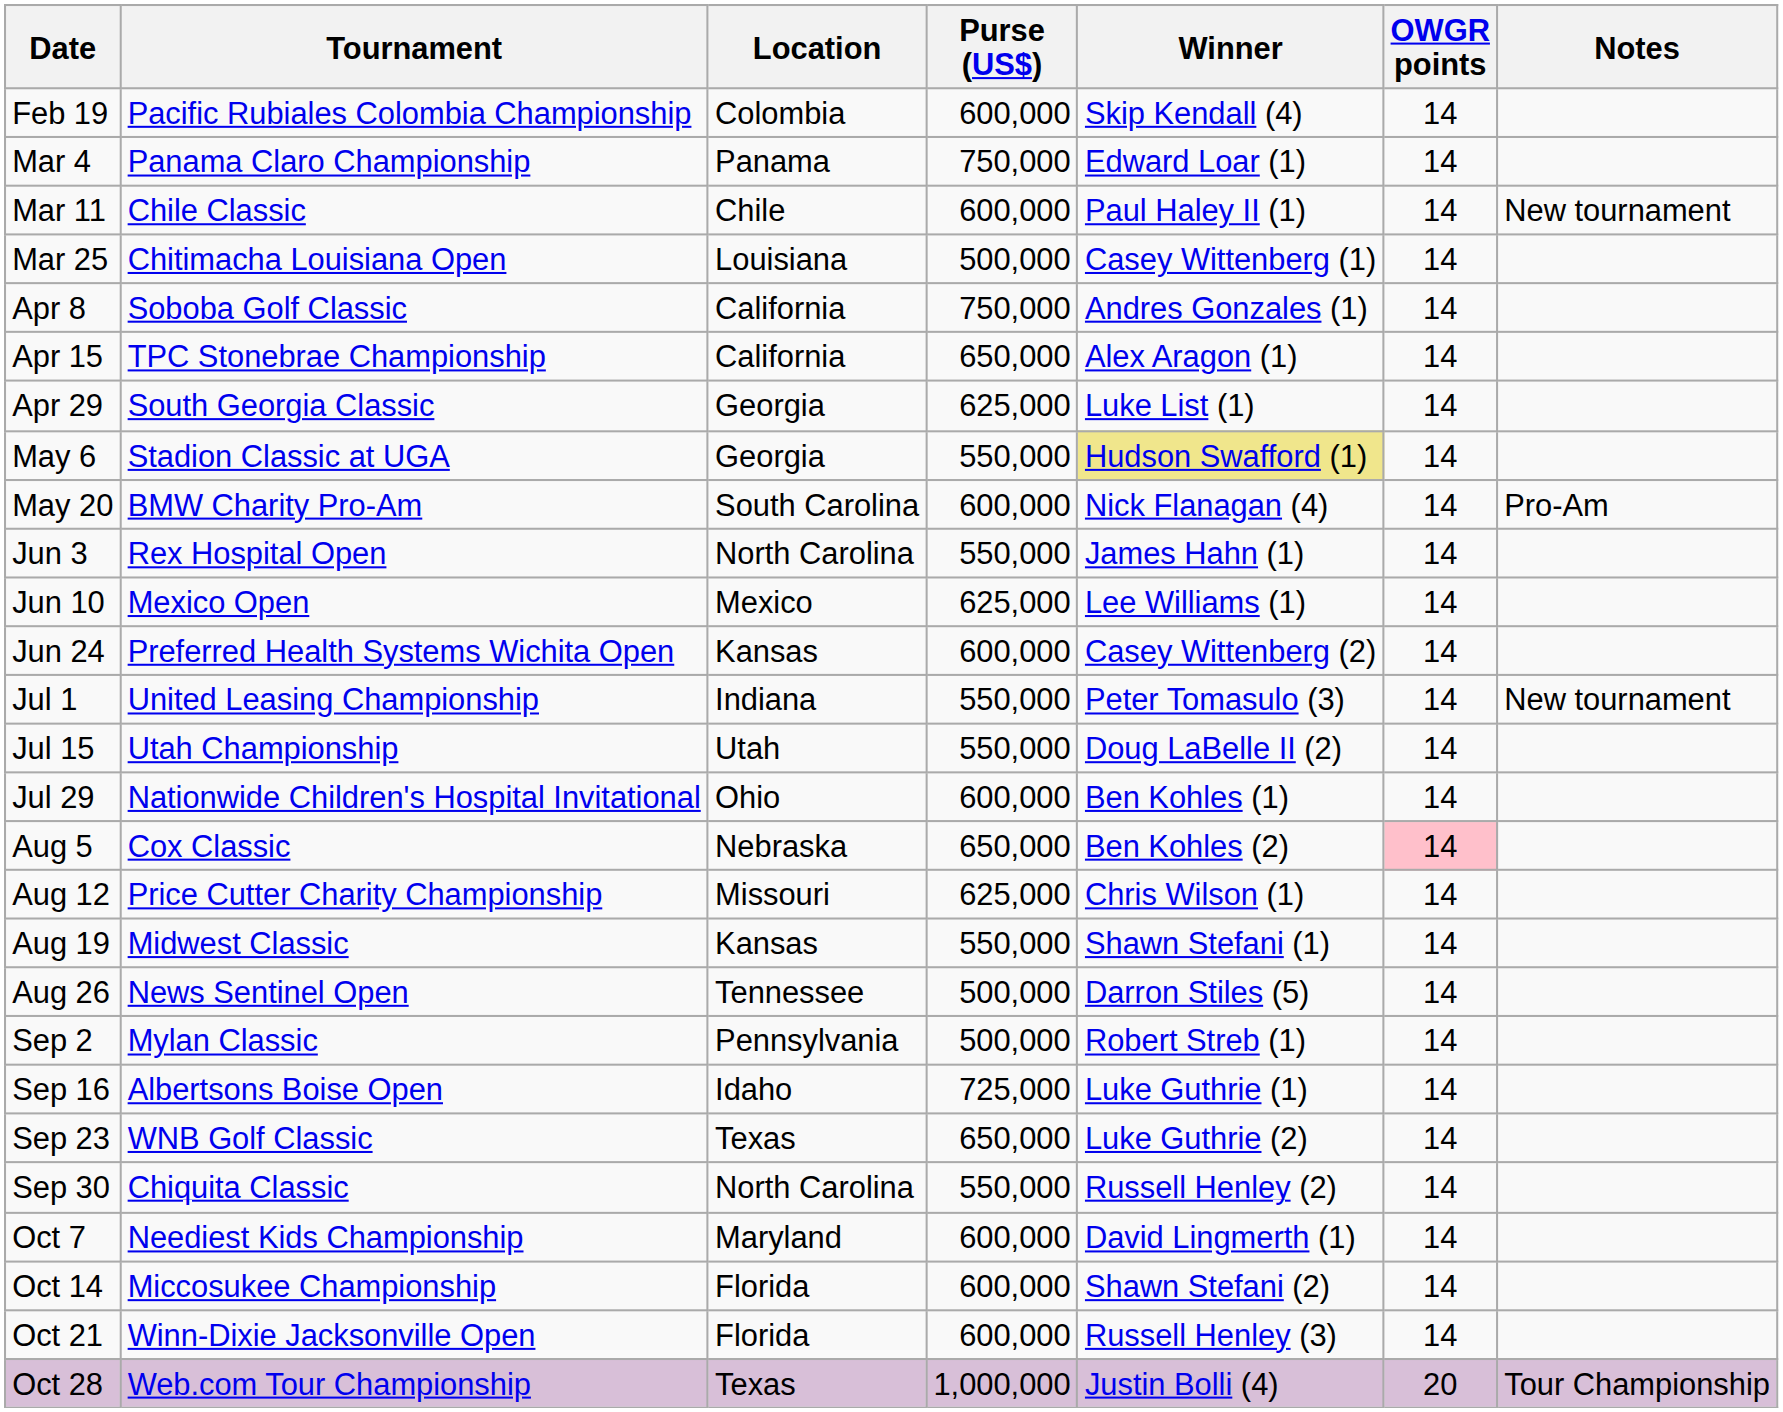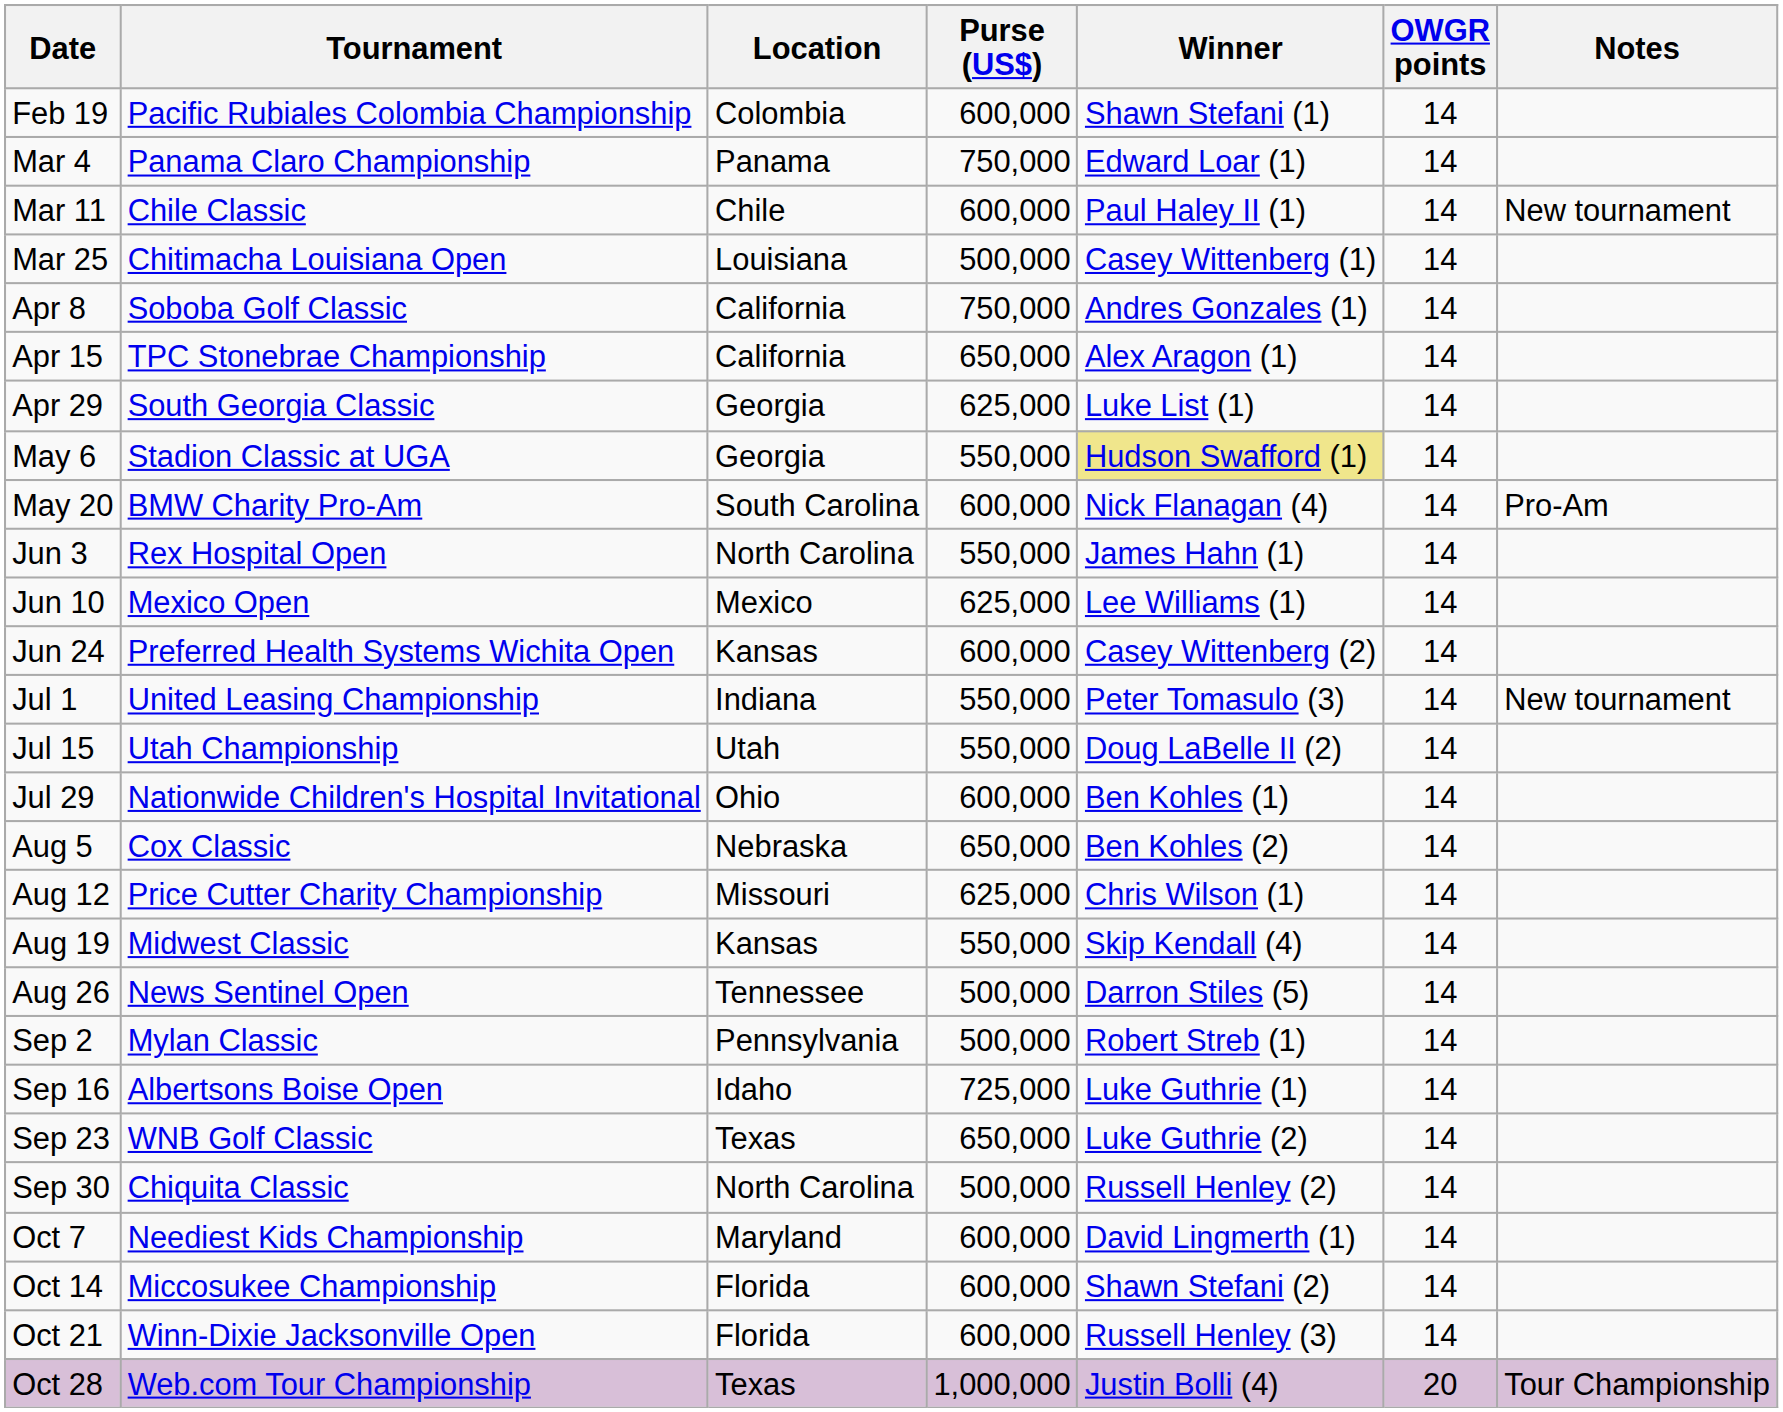(1194, 113) Skip Kendall (4) -> (1207, 113) Shawn Stefani (1)
(1440, 846) pink background -> (1440, 846) no background
(1207, 943) Shawn Stefani (1) -> (1194, 943) Skip Kendall (4)
(1015, 1188) 550,000 -> (1015, 1188) 500,000
